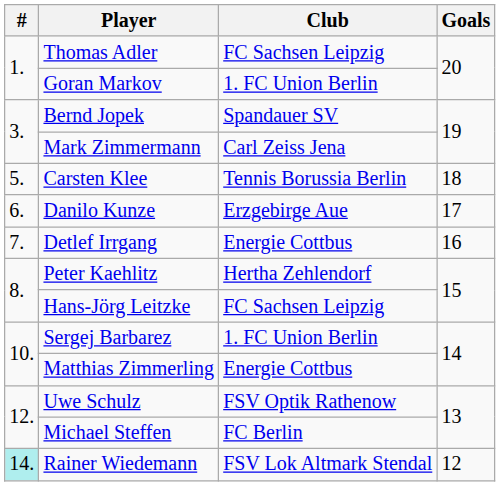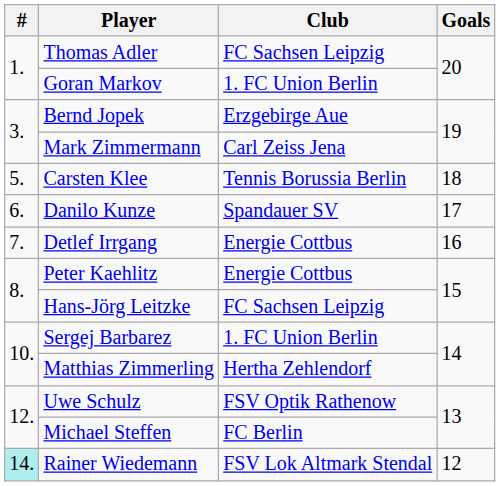(281, 115) Spandauer SV -> (285, 115) Erzgebirge Aue
(285, 210) Erzgebirge Aue -> (281, 210) Spandauer SV
(297, 274) Hertha Zehlendorf -> (288, 274) Energie Cottbus
(288, 369) Energie Cottbus -> (297, 369) Hertha Zehlendorf
